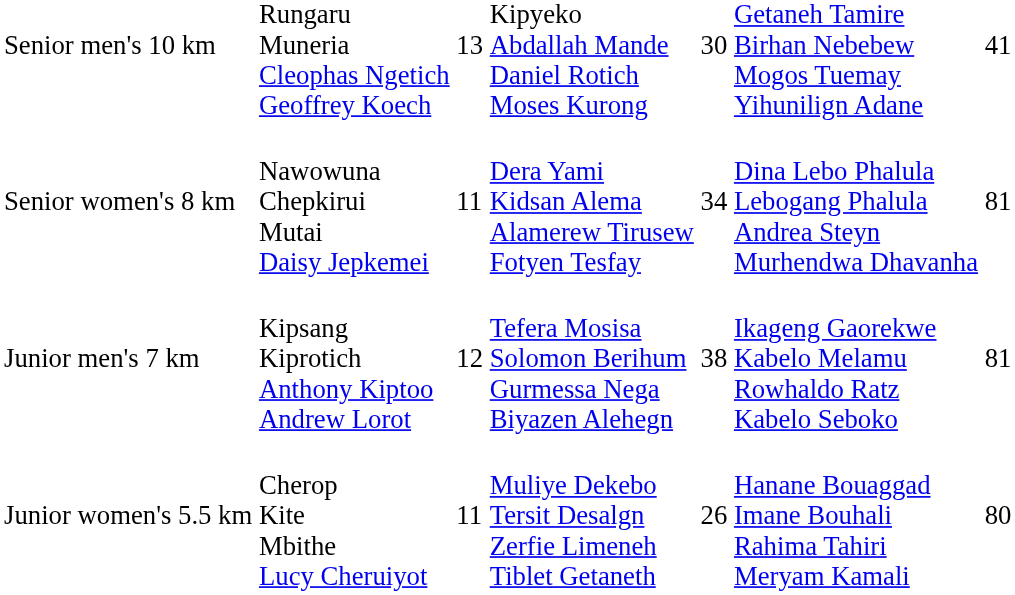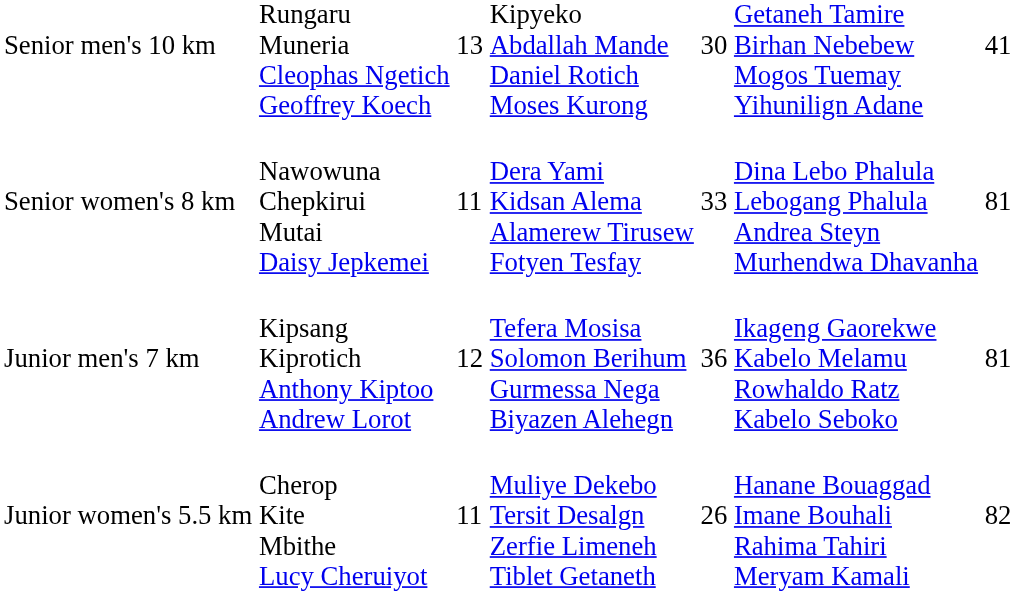(714, 201) 34 -> (714, 201) 33
(714, 358) 38 -> (714, 358) 36
(998, 515) 80 -> (998, 515) 82
